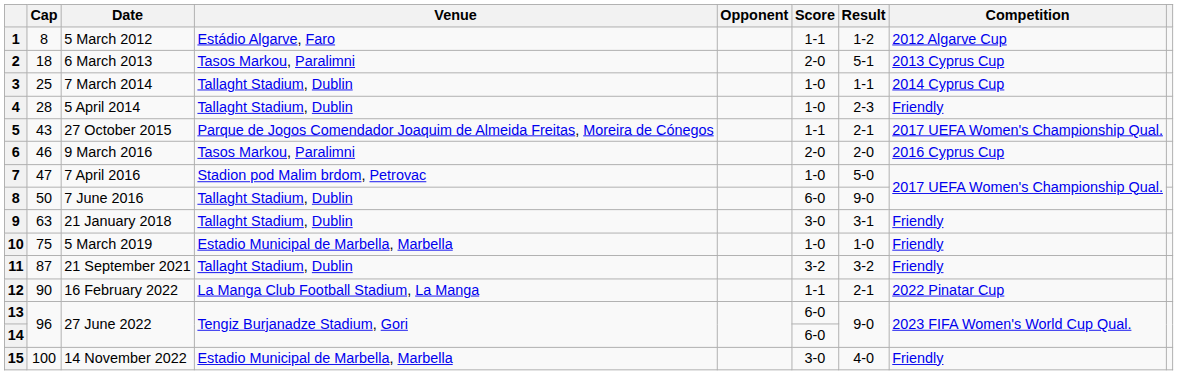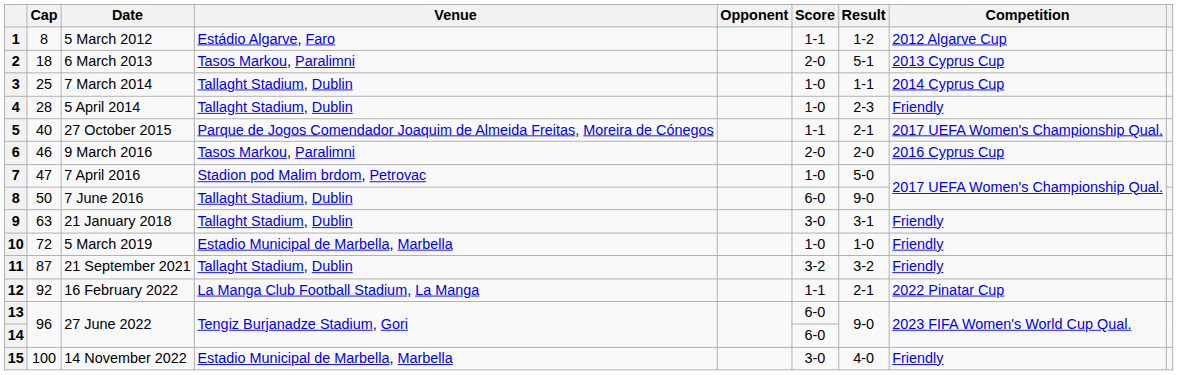(44, 130) 43 -> (44, 130) 40
(44, 244) 75 -> (44, 244) 72
(44, 289) 90 -> (44, 289) 92
